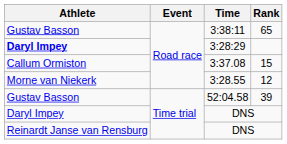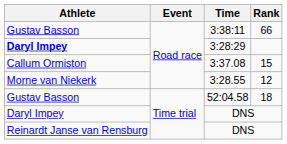(266, 30) 65 -> (266, 30) 66
(266, 97) 39 -> (266, 97) 18
